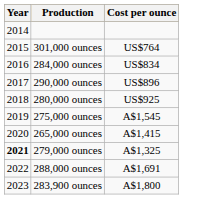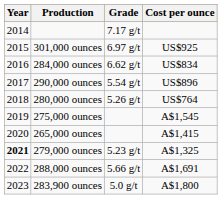+ column: (124, 13)
(142, 47) US$764 -> (180, 47) US$925
(142, 99) US$925 -> (180, 99) US$764
